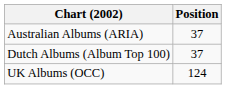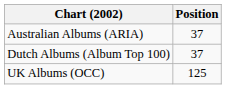(197, 73) 124 -> (197, 73) 125
